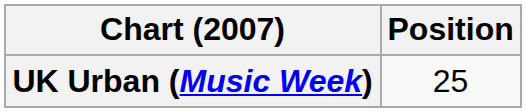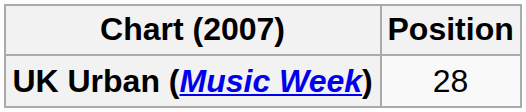(451, 80) 25 -> (451, 80) 28
